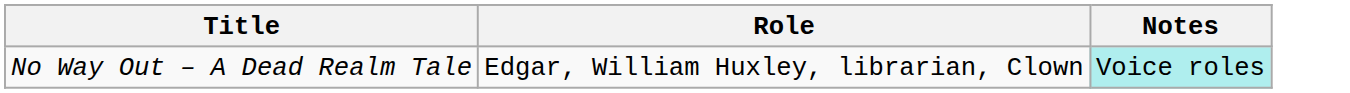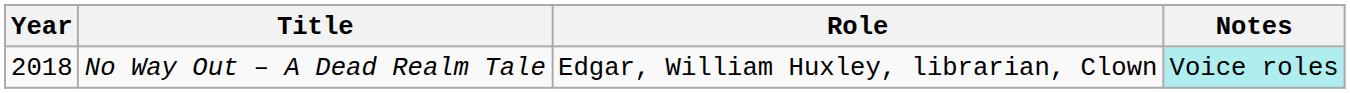+ column: (42, 26)
